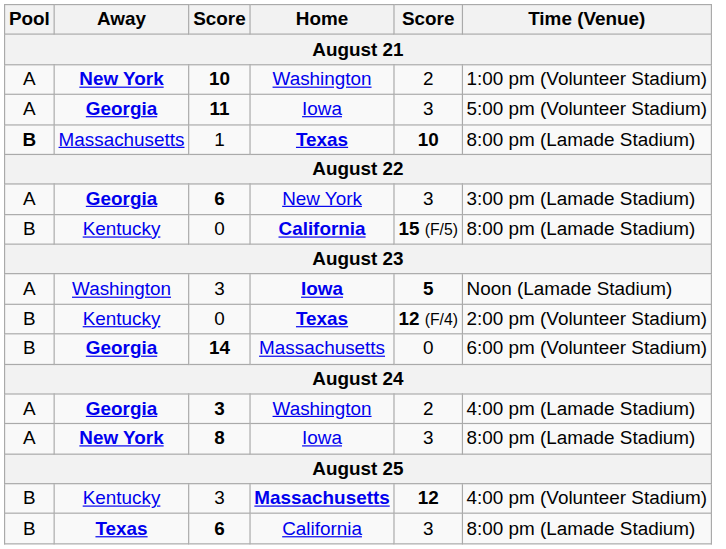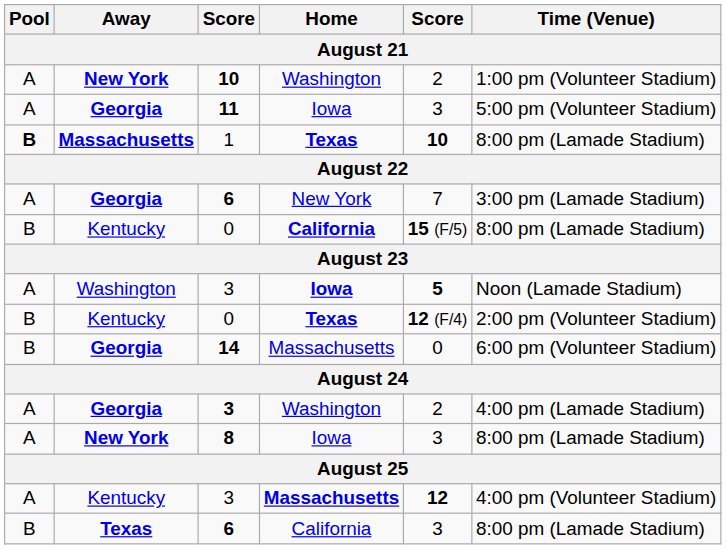(122, 139) normal -> (126, 139) bold
(428, 199) 3 -> (438, 199) 7
(29, 498) B -> (29, 498) A
